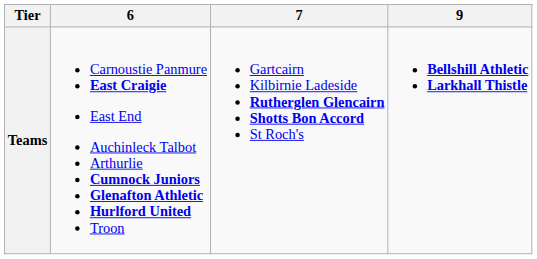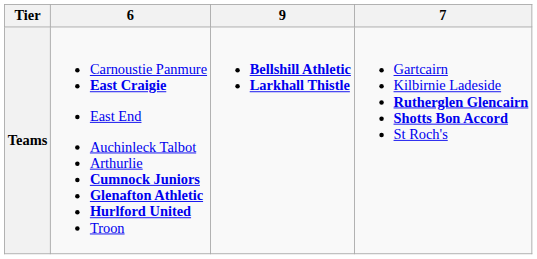columns swapped: (299, 15) <-> (460, 15)
